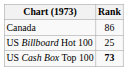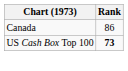- row: (50, 43)
